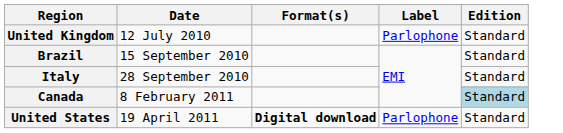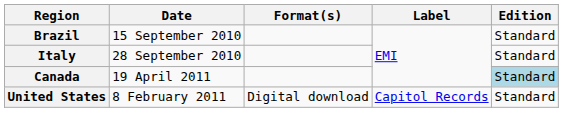- row: (61, 35)
(177, 97) 8 February 2011 -> (162, 76) 19 April 2011
(169, 118) 19 April 2011 -> (169, 97) 8 February 2011
(316, 118) bold -> (308, 97) normal
(420, 118) Parlophone -> (432, 97) Capitol Records
